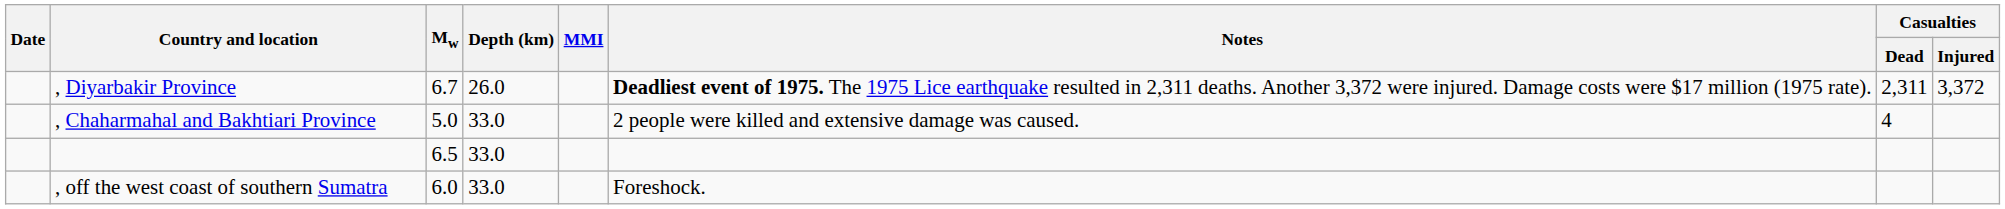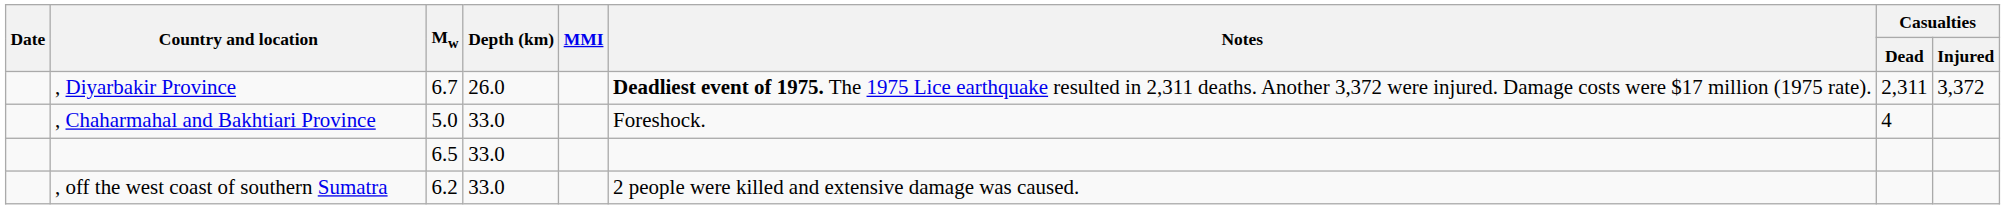(846, 120) 2 people were killed and extensive damage was caused. -> (659, 120) Foreshock.
(445, 187) 6.0 -> (445, 187) 6.2
(659, 187) Foreshock. -> (846, 187) 2 people were killed and extensive damage was caused.
